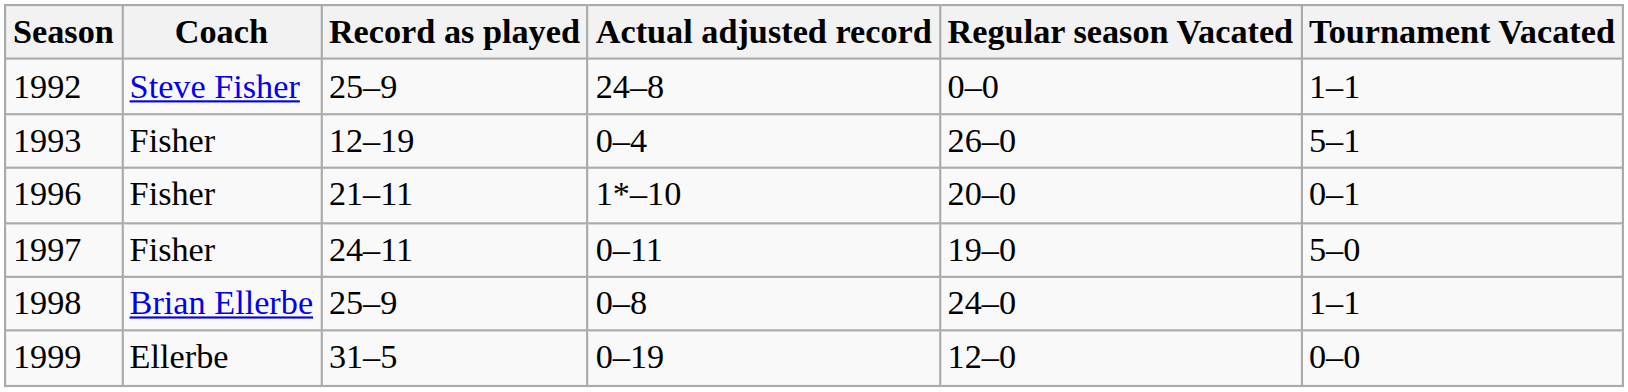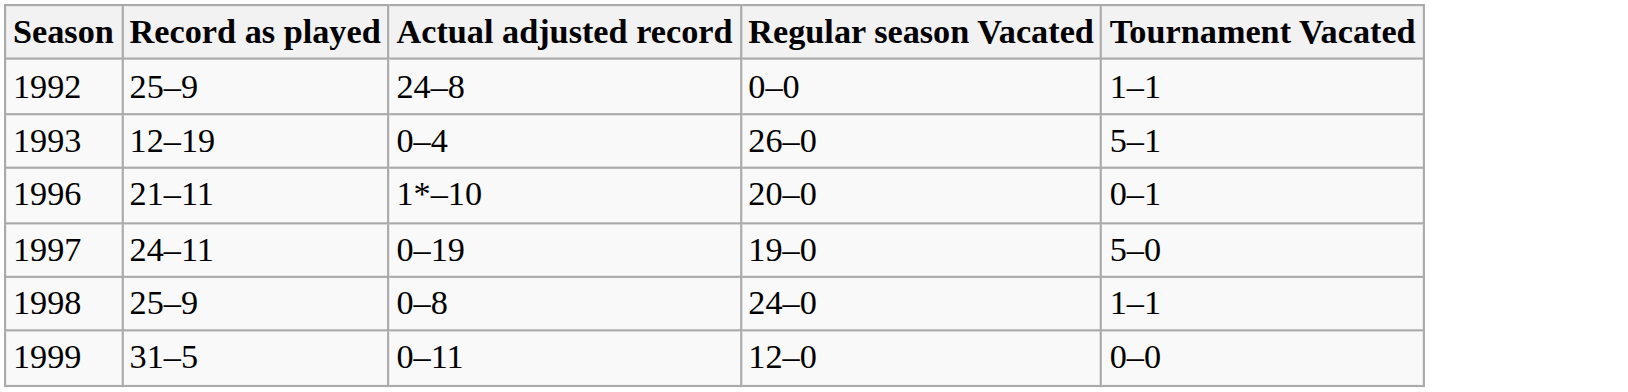- column: (221, 31)
(629, 248) 0–11 -> (431, 248) 0–19
(630, 357) 0–19 -> (430, 357) 0–11
